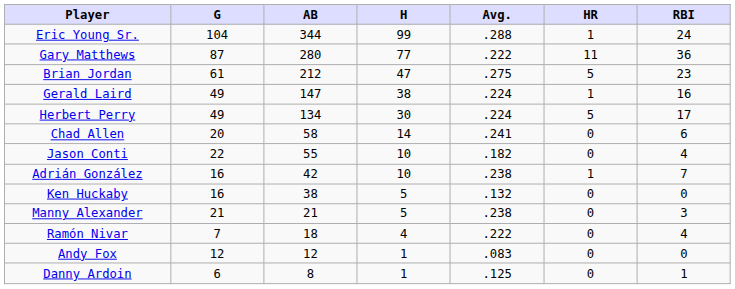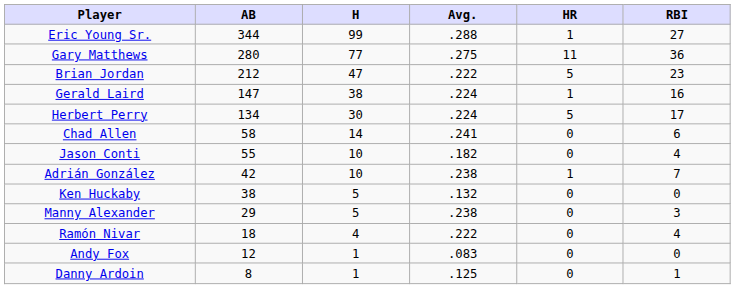- column: (217, 14)
(684, 34) 24 -> (677, 34) 27
(497, 54) .222 -> (463, 54) .275
(497, 74) .275 -> (463, 74) .222
(310, 214) 21 -> (248, 214) 29
